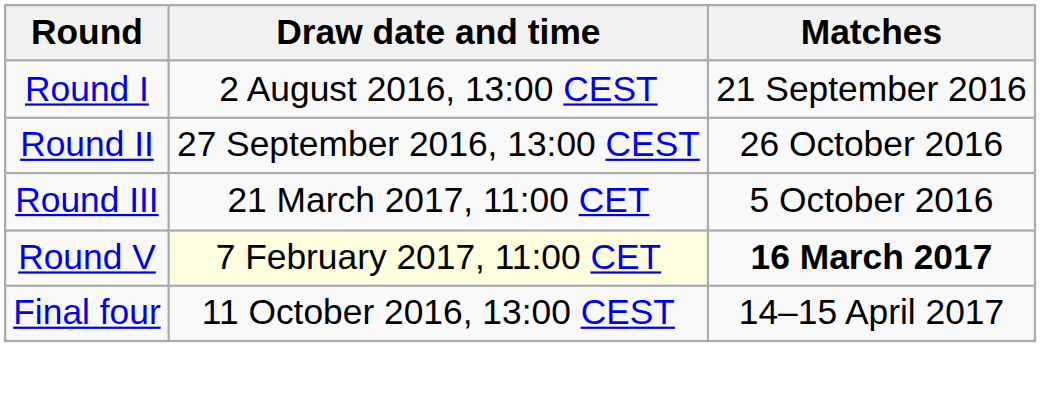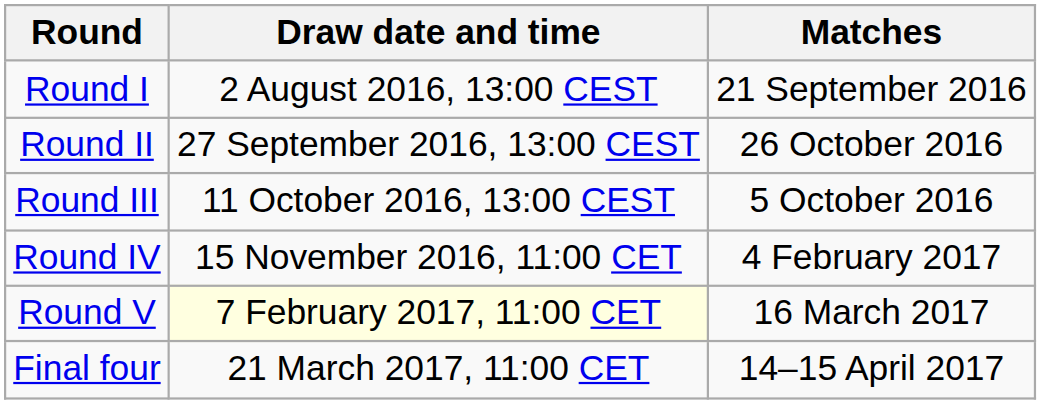(438, 200) 21 March 2017, 11:00 CET -> (438, 200) 11 October 2016, 13:00 CEST
+ row: (87, 256)
(871, 256) bold -> (871, 312) normal
(438, 312) 11 October 2016, 13:00 CEST -> (438, 369) 21 March 2017, 11:00 CET
